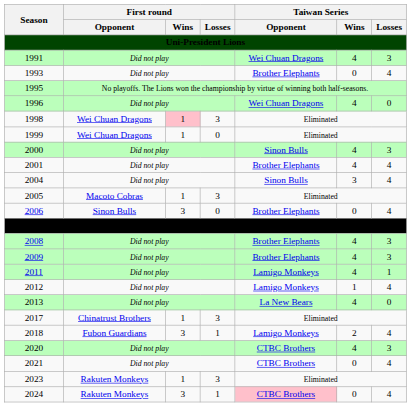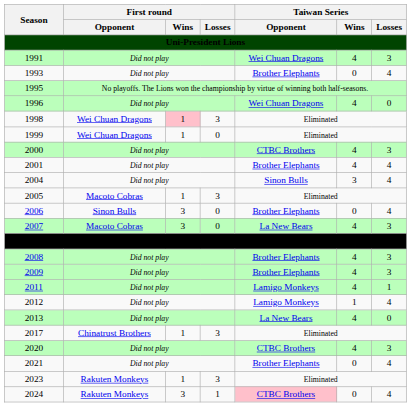(286, 149) Sinon Bulls -> (286, 149) CTBC Brothers
+ row: (34, 226)
- row: (34, 333)
(286, 363) CTBC Brothers -> (286, 363) Brother Elephants
